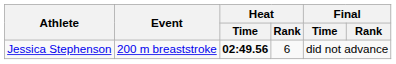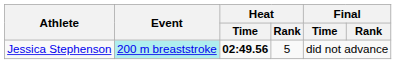(167, 50) no background -> (167, 50) paleturquoise background
(287, 50) 6 -> (287, 50) 5
